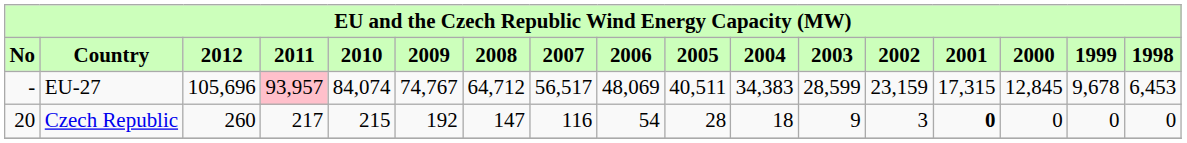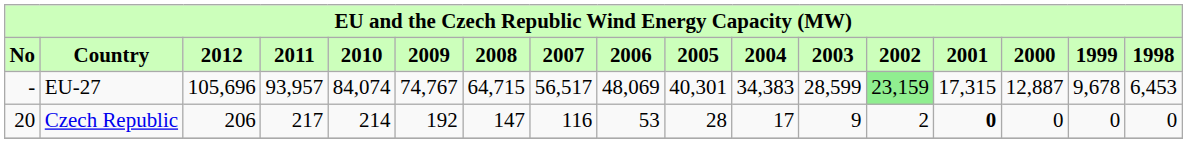(294, 87) pink background -> (294, 87) no background
(496, 87) 64,712 -> (496, 87) 64,715
(698, 87) 40,511 -> (698, 87) 40,301
(899, 87) no background -> (900, 87) lightgreen background
(1034, 87) 12,845 -> (1035, 87) 12,887
(240, 120) 260 -> (240, 120) 206
(375, 120) 215 -> (375, 120) 214
(649, 120) 54 -> (649, 120) 53
(783, 120) 18 -> (784, 120) 17
(923, 120) 3 -> (924, 120) 2
